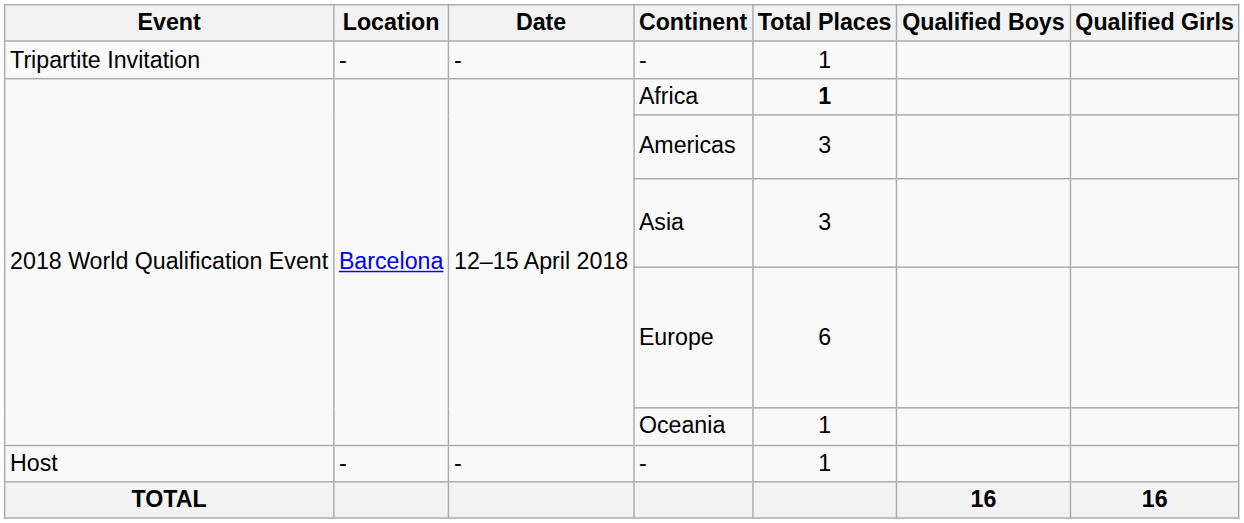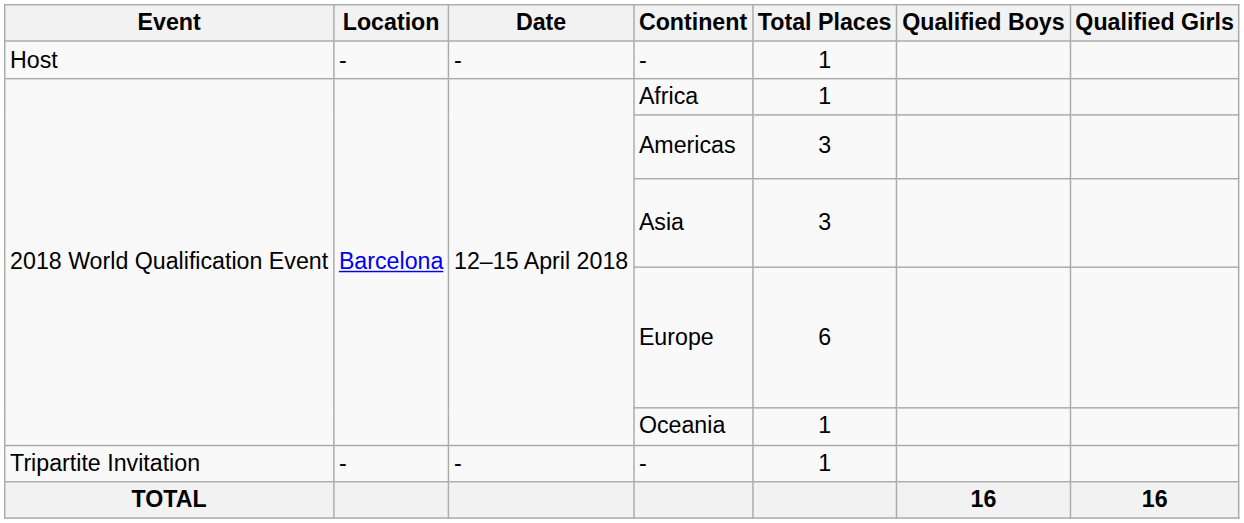rows swapped: (34, 463) <-> (105, 59)
(825, 96) bold -> (825, 96) normal
